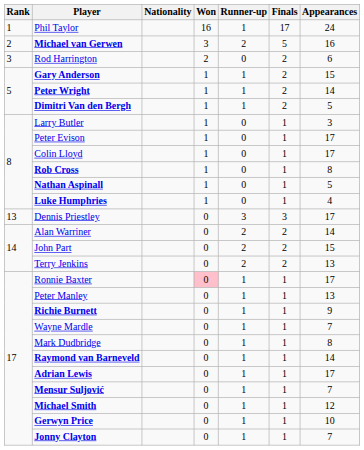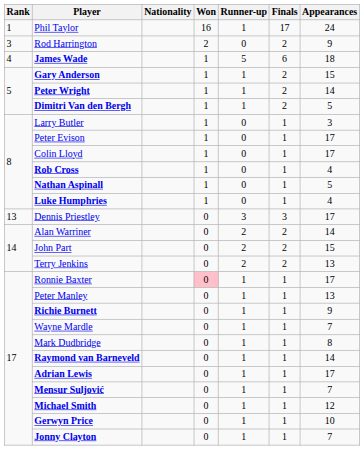- row: (78, 43)
(330, 59) 6 -> (330, 43) 9
+ row: (61, 59)
(330, 169) 8 -> (330, 169) 4
